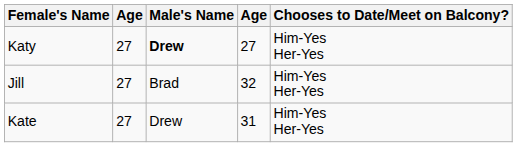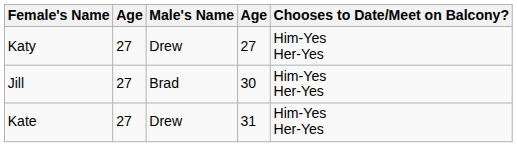(166, 45) bold -> (166, 45) normal
(248, 84) 32 -> (248, 84) 30
